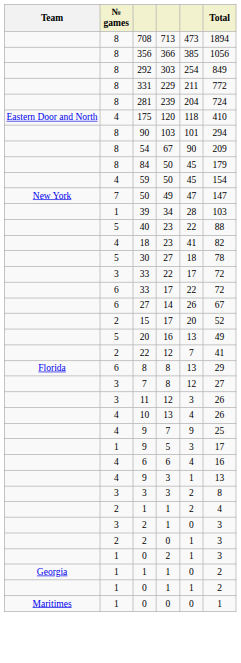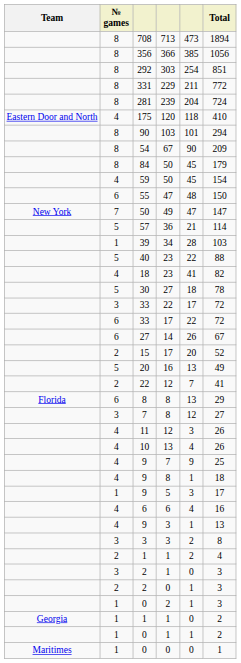(220, 70) 849 -> (220, 70) 851
+ row: (144, 195)
+ row: (144, 227)
(116, 399) 3 -> (116, 431) 4
+ row: (144, 478)
